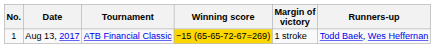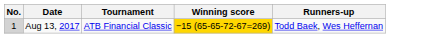- column: (295, 17)
(14, 36) no background -> (14, 26) lightgrey background
